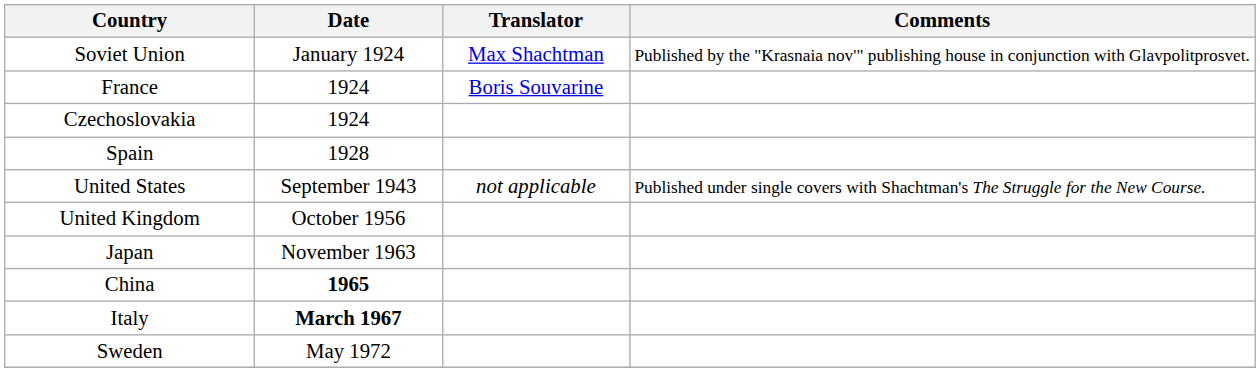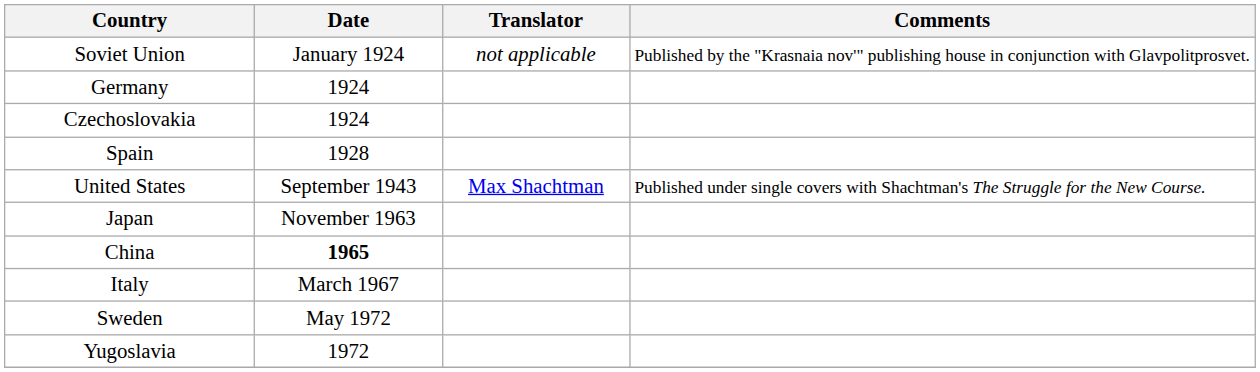(536, 53) Max Shachtman -> (536, 53) not applicable
- row: (130, 86)
+ row: (130, 86)
(536, 185) not applicable -> (536, 185) Max Shachtman
- row: (130, 218)
(348, 317) bold -> (348, 284) normal
+ row: (130, 350)
